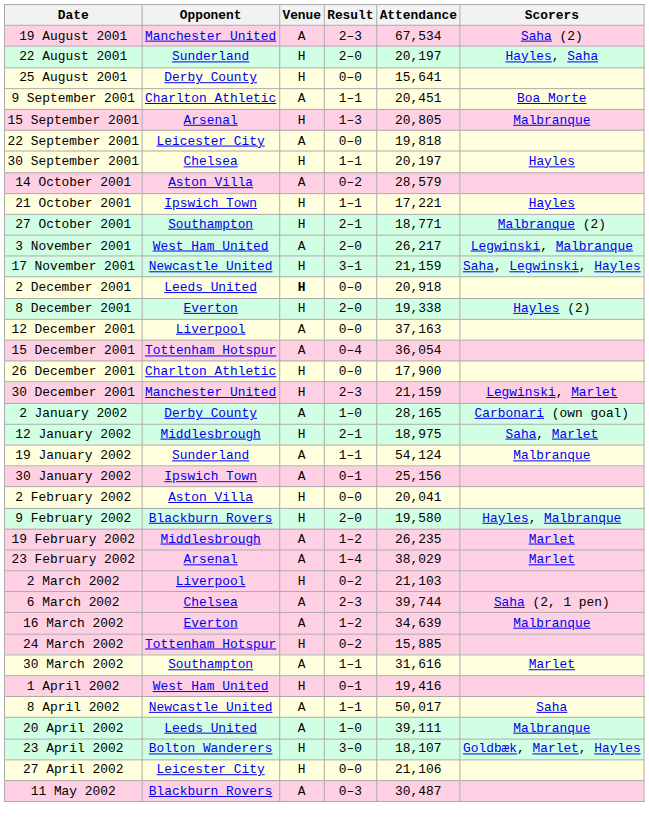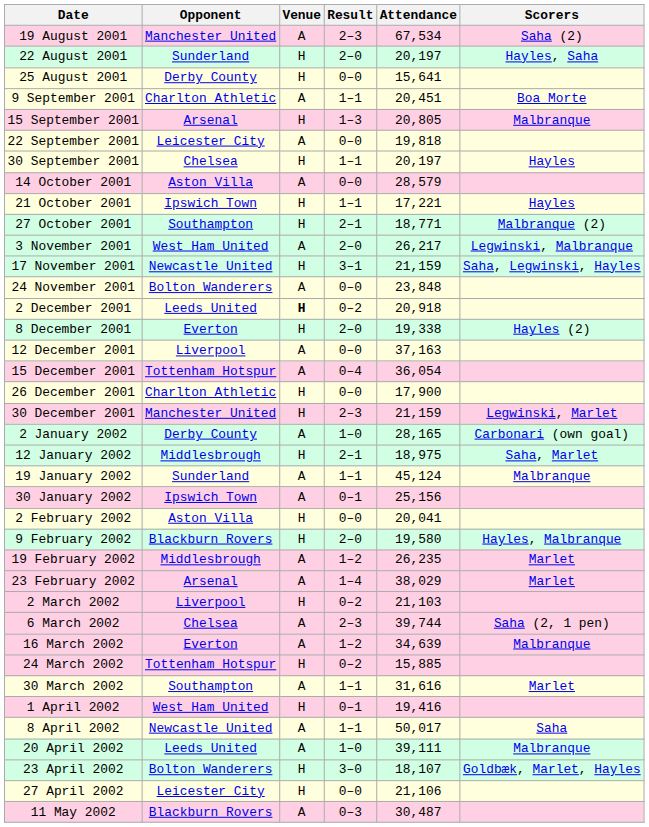(350, 183) 0–2 -> (350, 183) 0–0
+ row: (73, 288)
(350, 288) 0–0 -> (350, 309) 0–2
(418, 455) 54,124 -> (418, 476) 45,124
